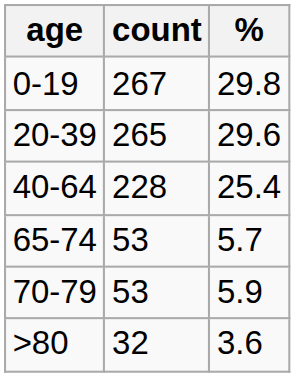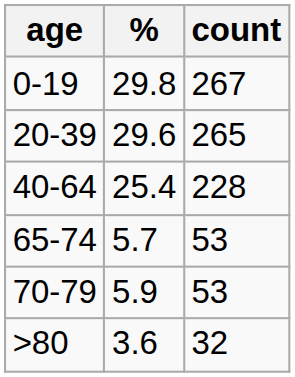columns swapped: (157, 30) <-> (249, 30)
